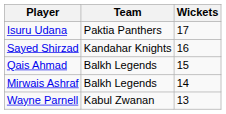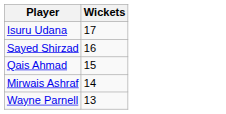- column: (128, 13)
